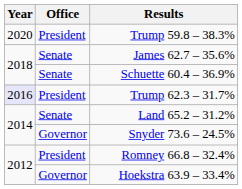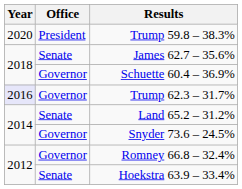(55, 74) Senate -> (63, 74) Governor
(62, 94) President -> (63, 94) Governor
(62, 154) President -> (63, 154) Governor
(63, 174) Governor -> (55, 174) Senate
